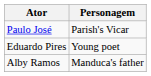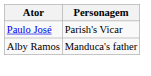- row: (37, 46)
